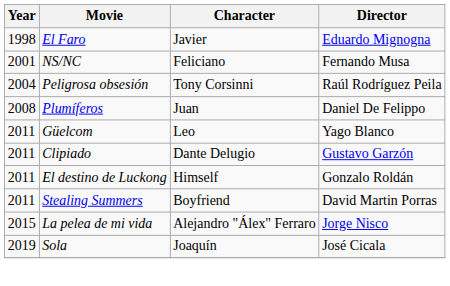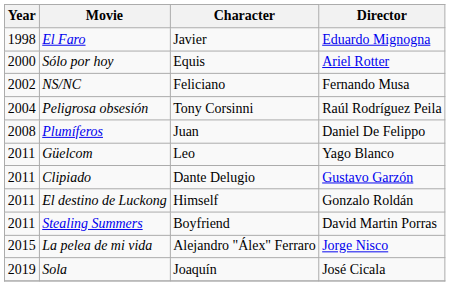+ row: (78, 62)
(22, 62) 2001 -> (22, 85) 2002
